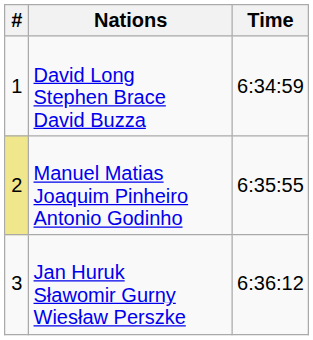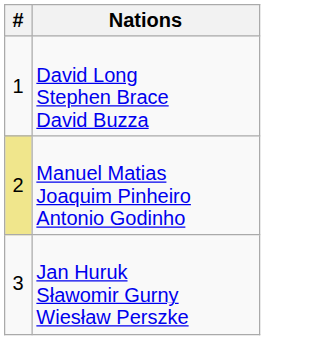- column: (270, 20)
